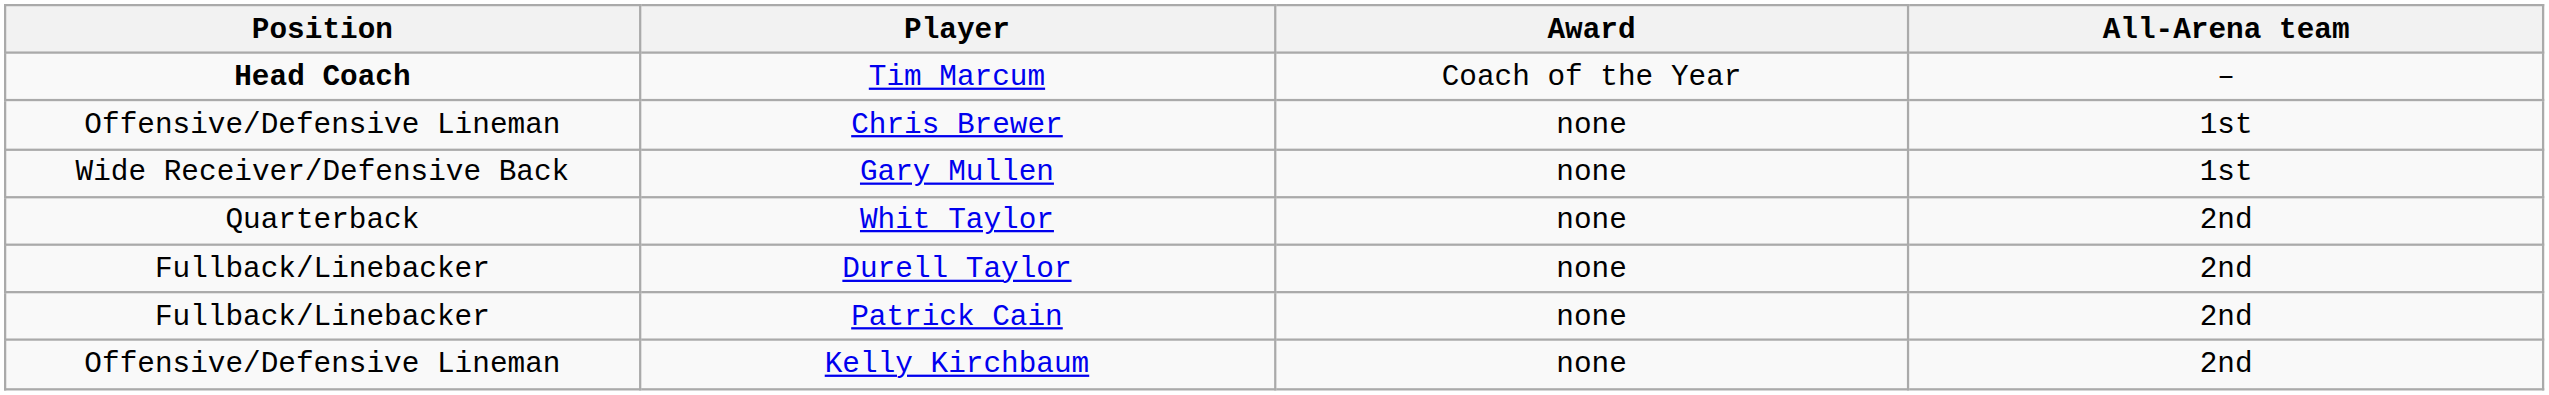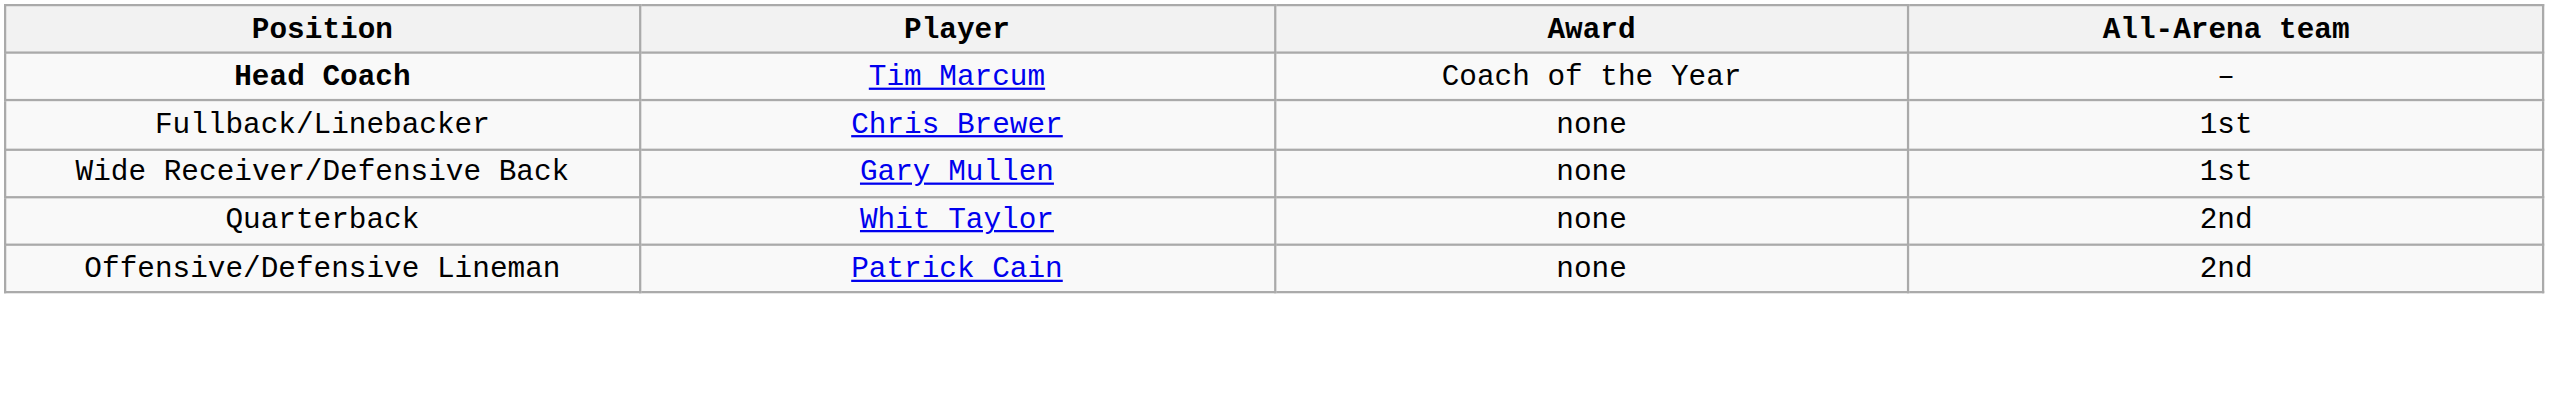(322, 125) Offensive/Defensive Lineman -> (322, 125) Fullback/Linebacker
- row: (957, 268)
(322, 316) Fullback/Linebacker -> (322, 268) Offensive/Defensive Lineman
- row: (957, 364)
